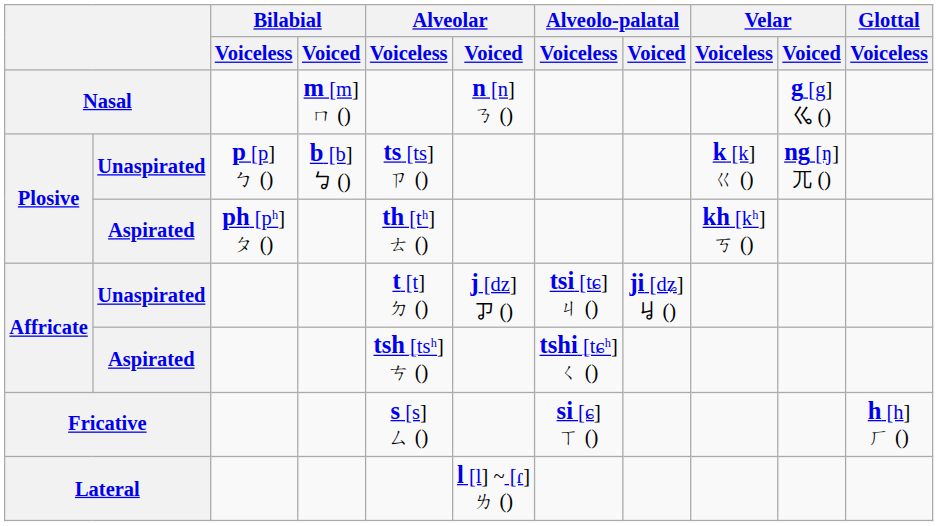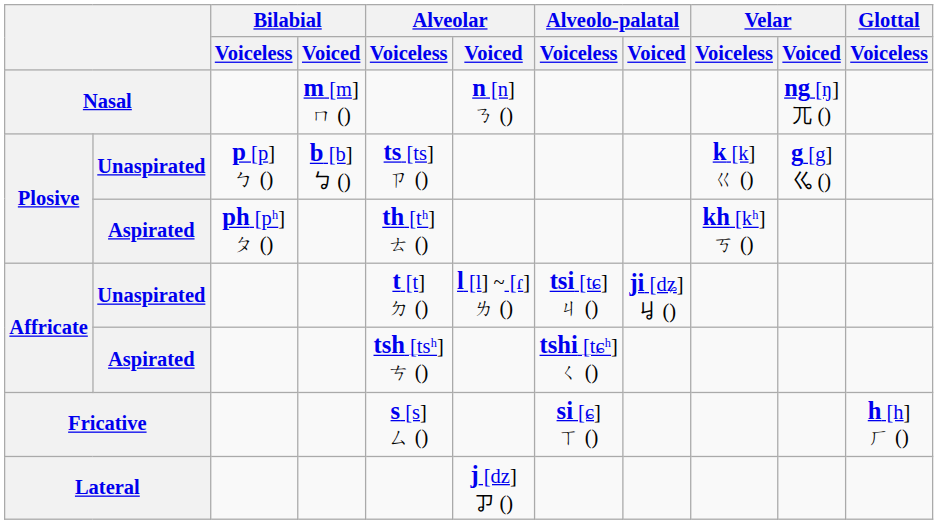(812, 101) g [g] ㆣ () -> (812, 100) ng [ŋ] ㄫ ()
(812, 164) ng [ŋ] ㄫ () -> (812, 166) g [g] ㆣ ()
(494, 295) j [dz] ㆡ () -> (494, 293) l [l] ~ [ɾ] ㄌ ()
(494, 487) l [l] ~ [ɾ] ㄌ () -> (494, 487) j [dz] ㆡ ()
